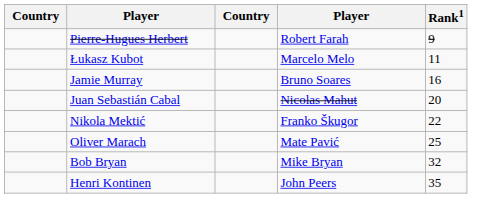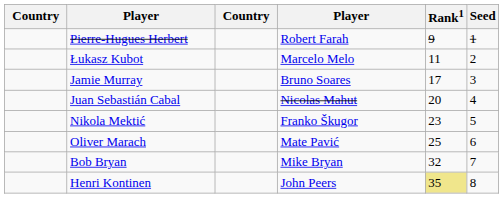+ column: (483, 16)
(435, 79) 16 -> (435, 79) 17
(435, 121) 22 -> (435, 121) 23
(435, 182) no background -> (435, 182) khaki background
